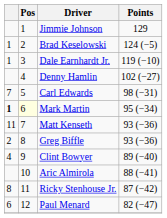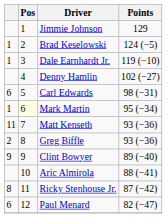(9, 92) 7 -> (9, 92) 6
(9, 108) bold -> (9, 108) normal
(9, 157) 4 -> (9, 157) 9
